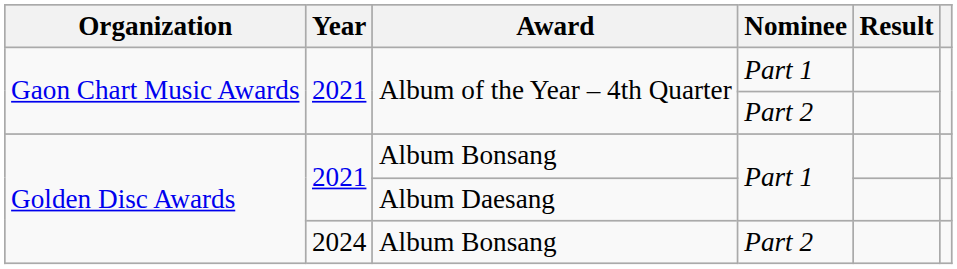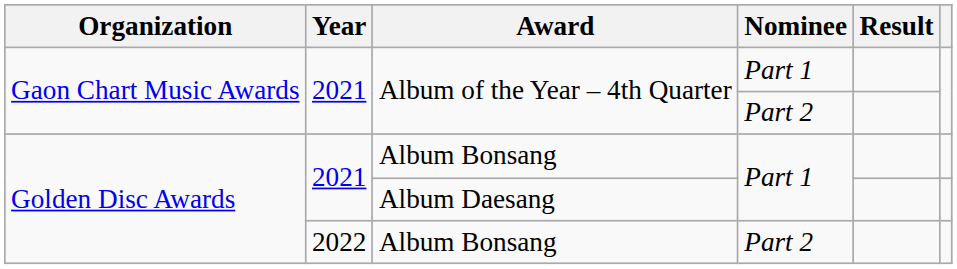(339, 241) 2024 -> (339, 241) 2022
